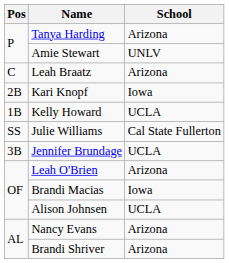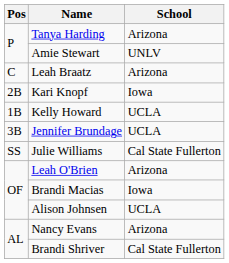rows swapped: (77, 151) <-> (67, 131)
(148, 248) Arizona -> (174, 248) Cal State Fullerton
